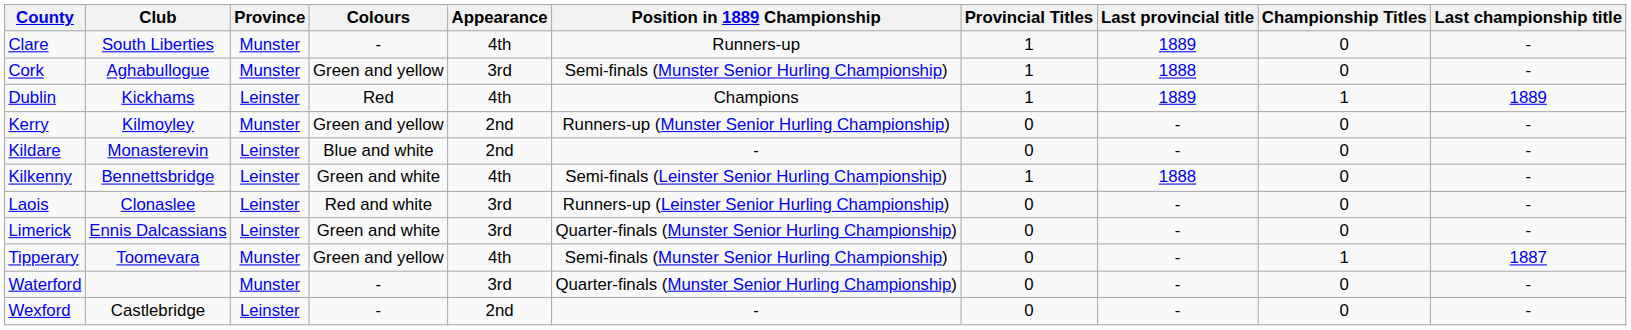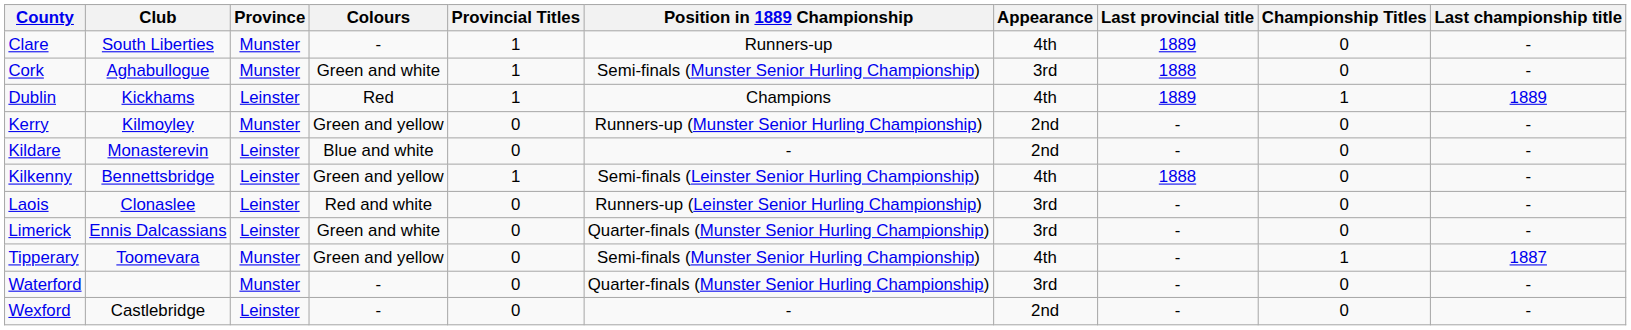columns swapped: (500, 17) <-> (1029, 17)
(378, 71) Green and yellow -> (378, 71) Green and white
(378, 177) Green and white -> (378, 177) Green and yellow
